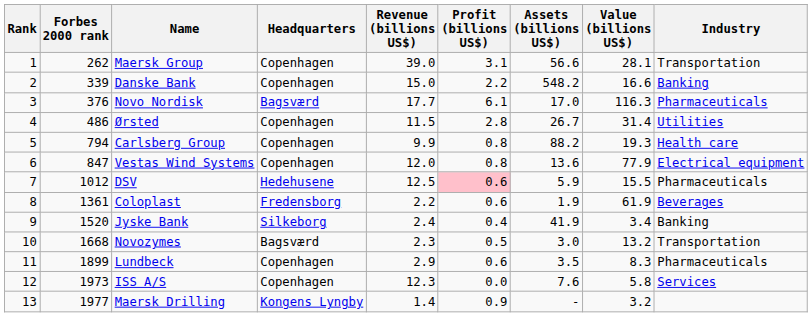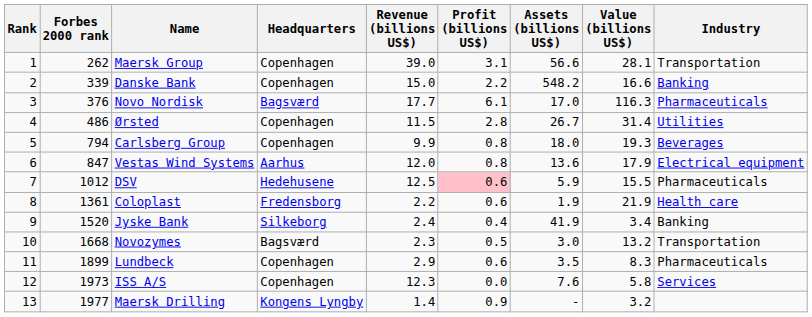(565, 142) 88.2 -> (565, 142) 18.0
(698, 142) Health care -> (690, 142) Beverages
(297, 162) Copenhagen -> (282, 162) Aarhus
(637, 162) 77.9 -> (637, 162) 17.9
(637, 202) 61.9 -> (637, 202) 21.9
(690, 202) Beverages -> (698, 202) Health care
